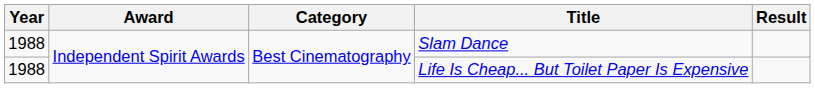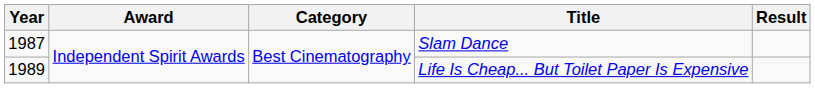(27, 43) 1988 -> (27, 43) 1987
(27, 69) 1988 -> (27, 69) 1989
